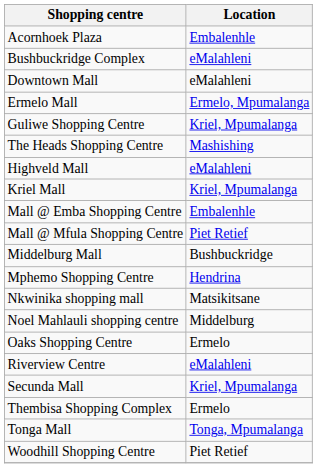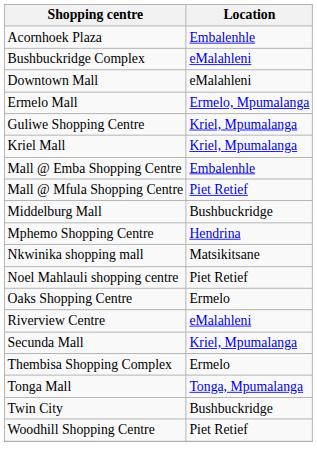- row: (85, 146)
- row: (48, 168)
(222, 320) Middelburg -> (219, 277) Piet Retief
+ row: (35, 408)
